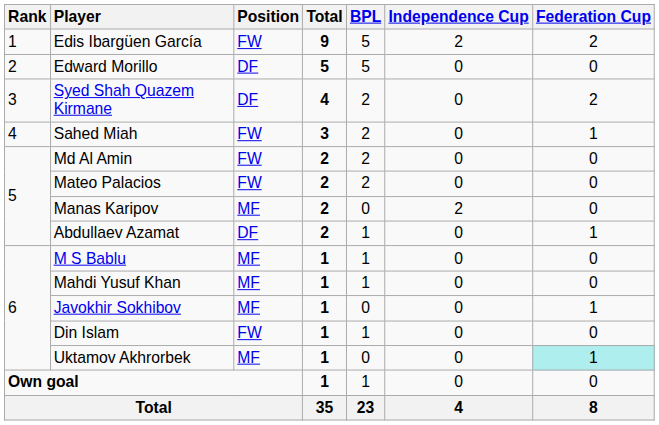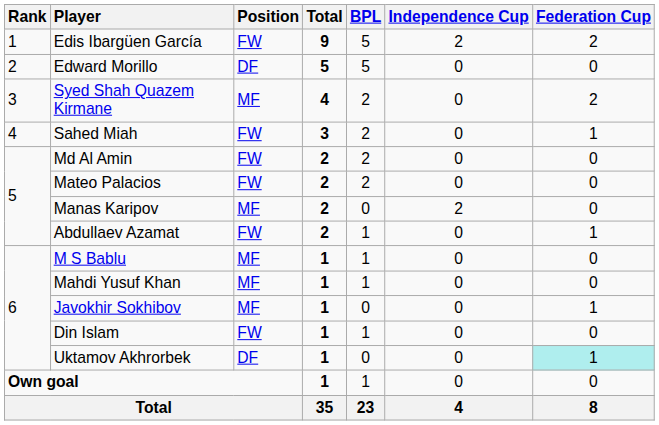(248, 100) DF -> (249, 100) MF
(248, 233) DF -> (249, 233) FW
(249, 357) MF -> (248, 357) DF
